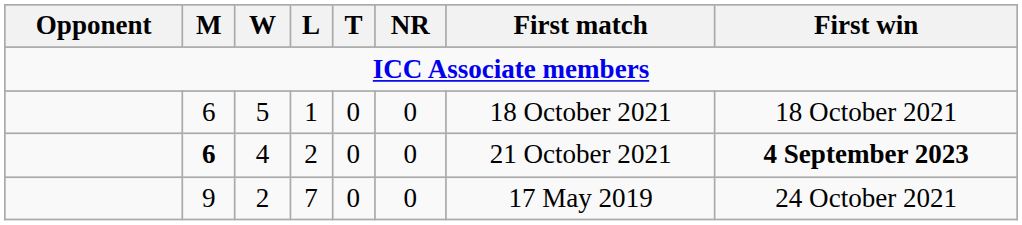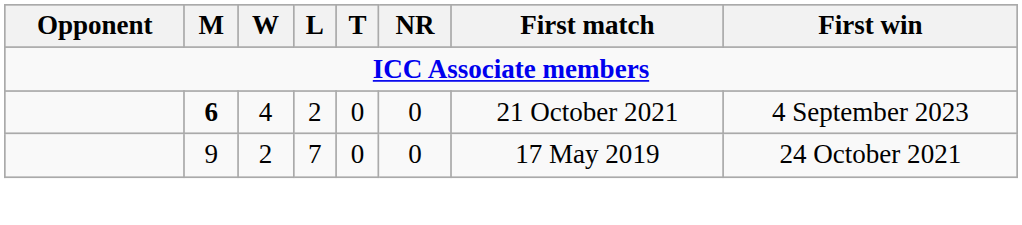- row: (263, 111)
(866, 154) bold -> (870, 111) normal
